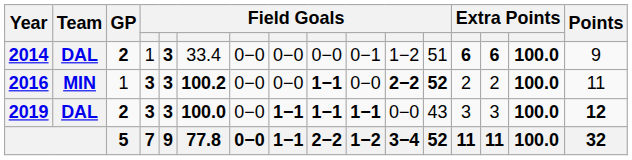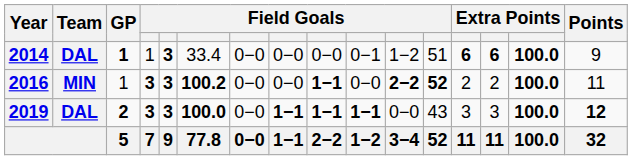(124, 55) 2 -> (124, 55) 1
